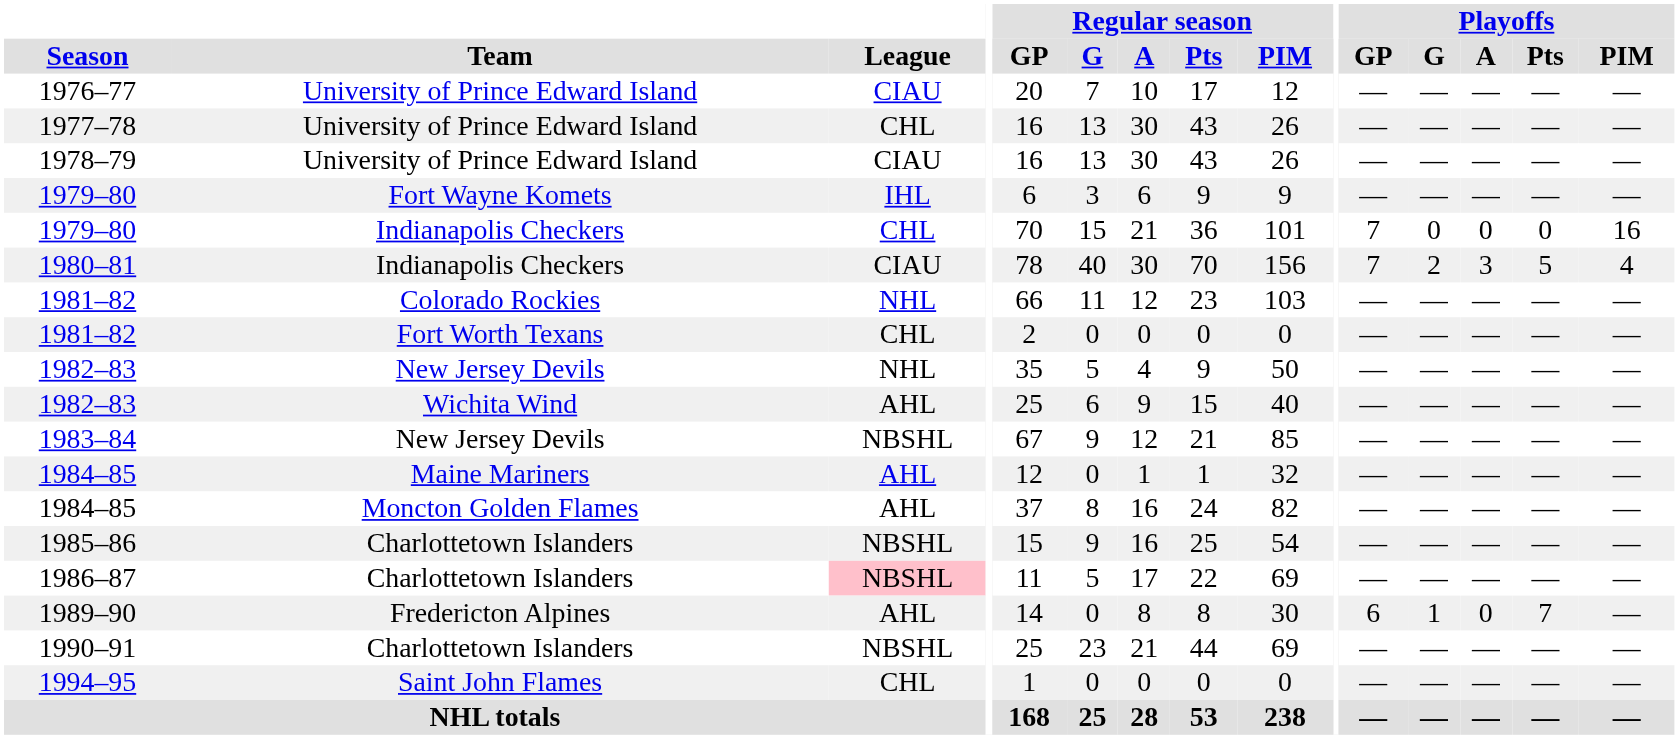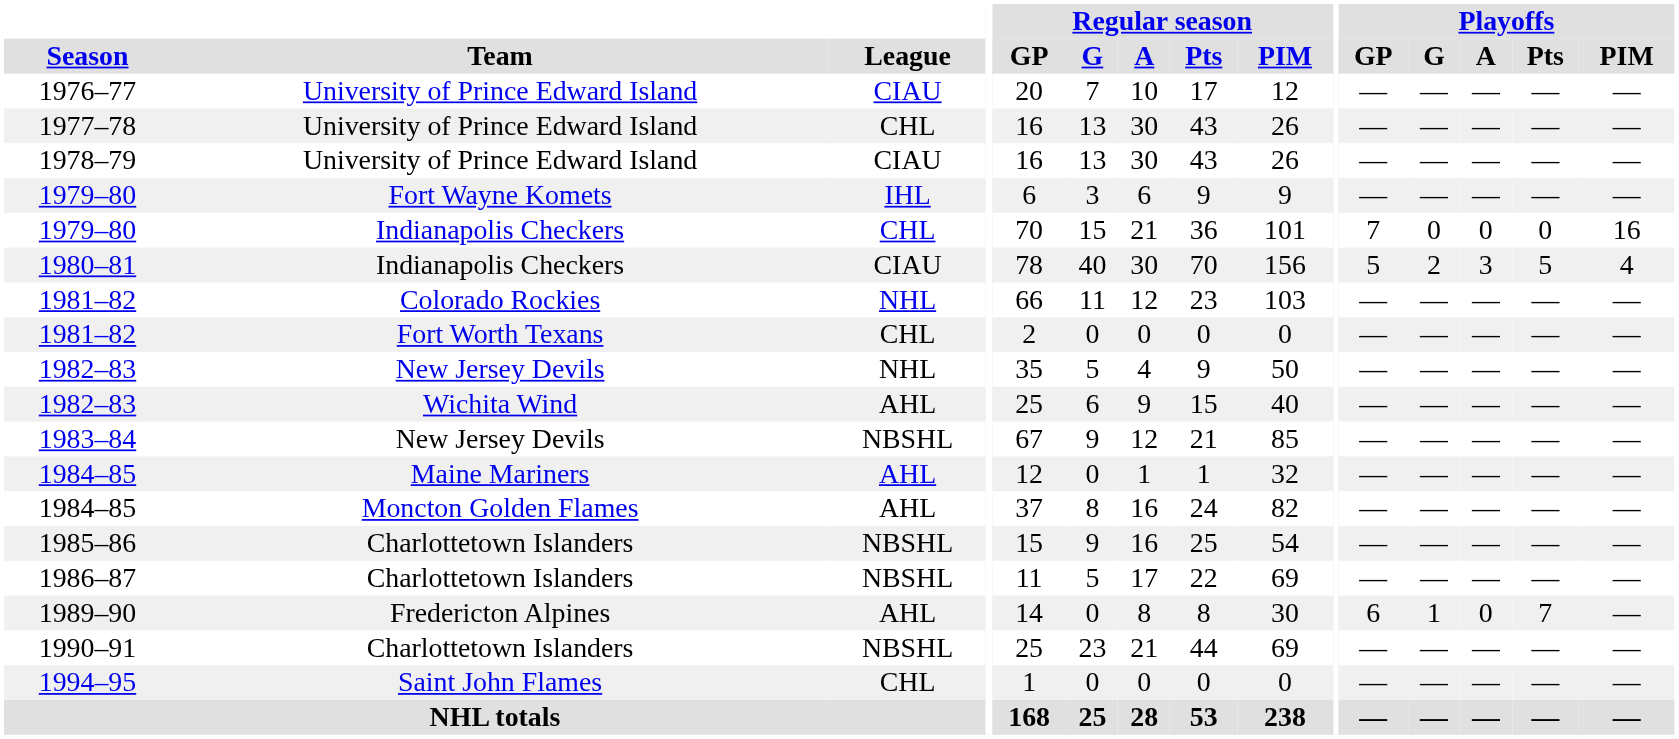(1373, 264) 7 -> (1373, 264) 5
(908, 577) pink background -> (908, 577) no background
